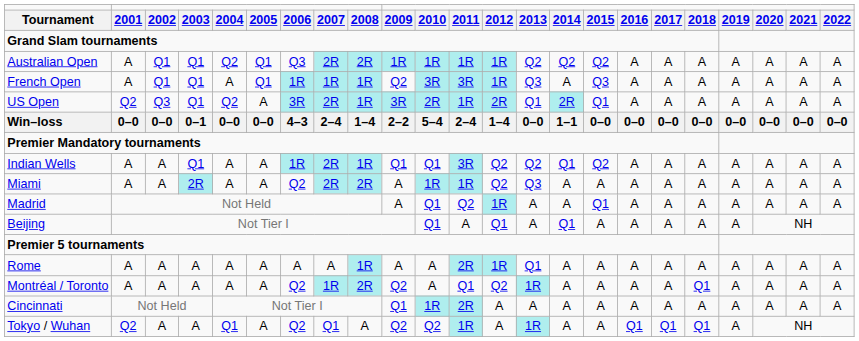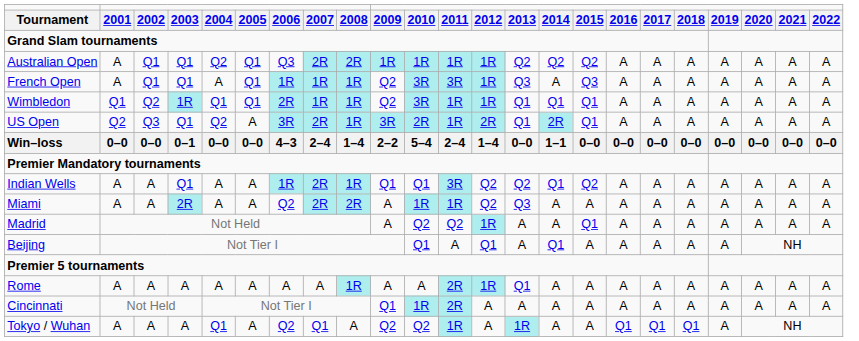+ row: (39, 101)
(432, 203) Q1 -> (421, 224) Q2
- row: (58, 285)
(128, 326) Q2 -> (117, 326) A
